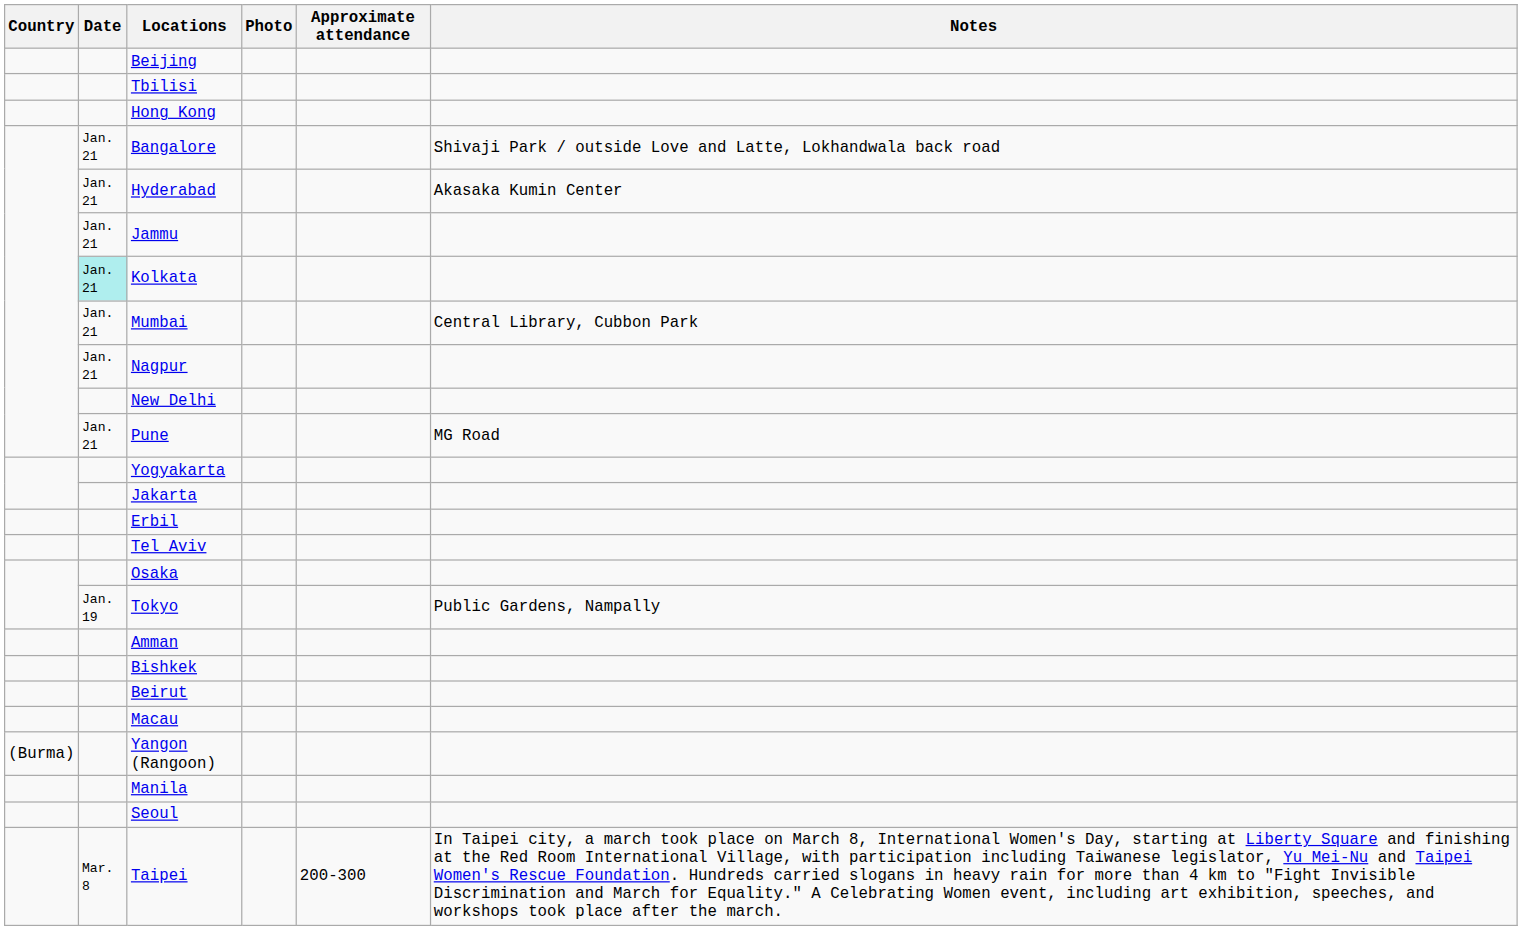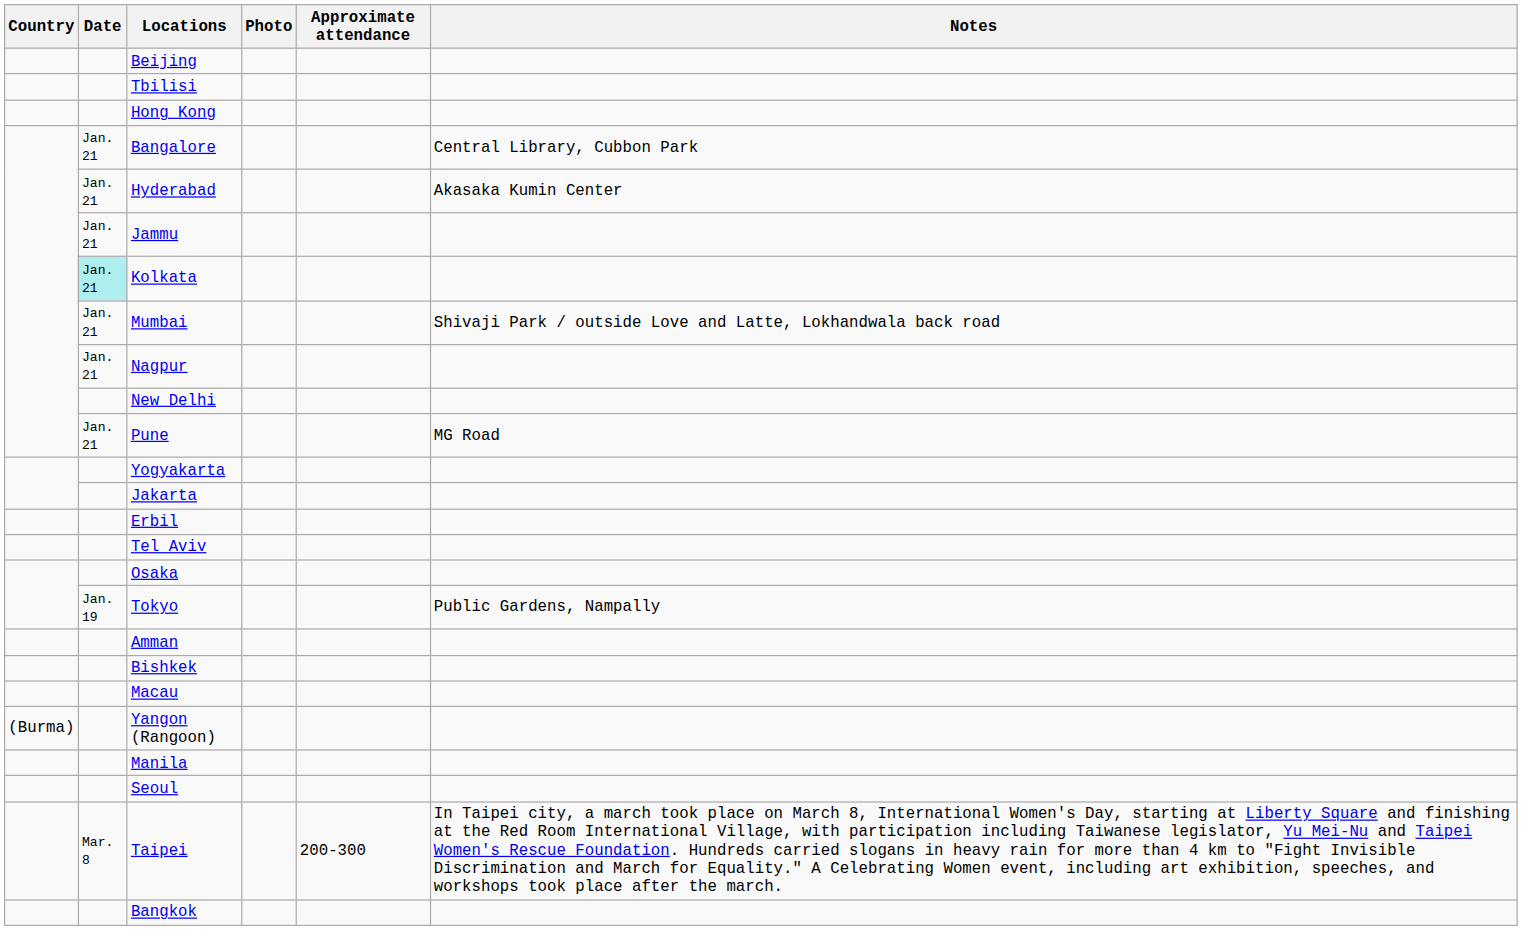(717, 147) Shivaji Park / outside Love and Latte, Lokhandwala back road -> (566, 147) Central Library, Cubbon Park
(566, 322) Central Library, Cubbon Park -> (717, 322) Shivaji Park / outside Love and Latte, Lokhandwala back road
- row: (159, 694)
+ row: (164, 912)
